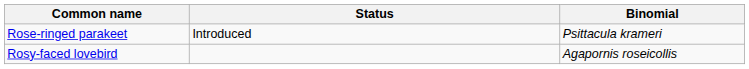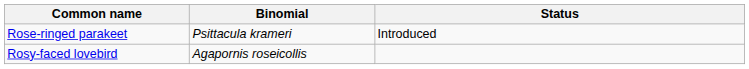columns swapped: (652, 14) <-> (375, 14)
